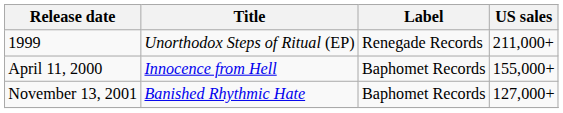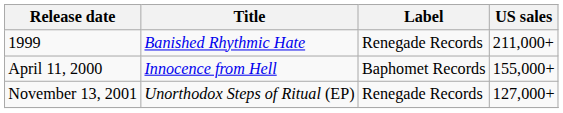(250, 42) Unorthodox Steps of Ritual (EP) -> (225, 42) Banished Rhythmic Hate
(225, 94) Banished Rhythmic Hate -> (250, 94) Unorthodox Steps of Ritual (EP)
(424, 94) Baphomet Records -> (422, 94) Renegade Records
